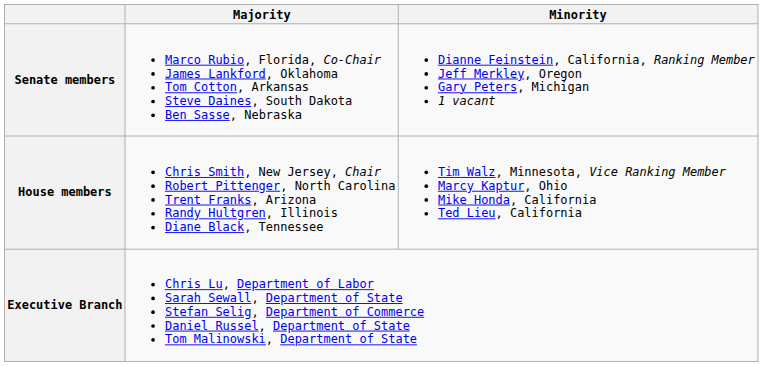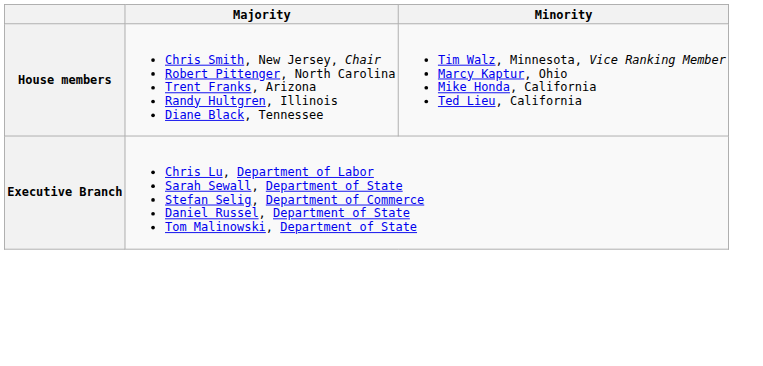- row: (65, 80)
